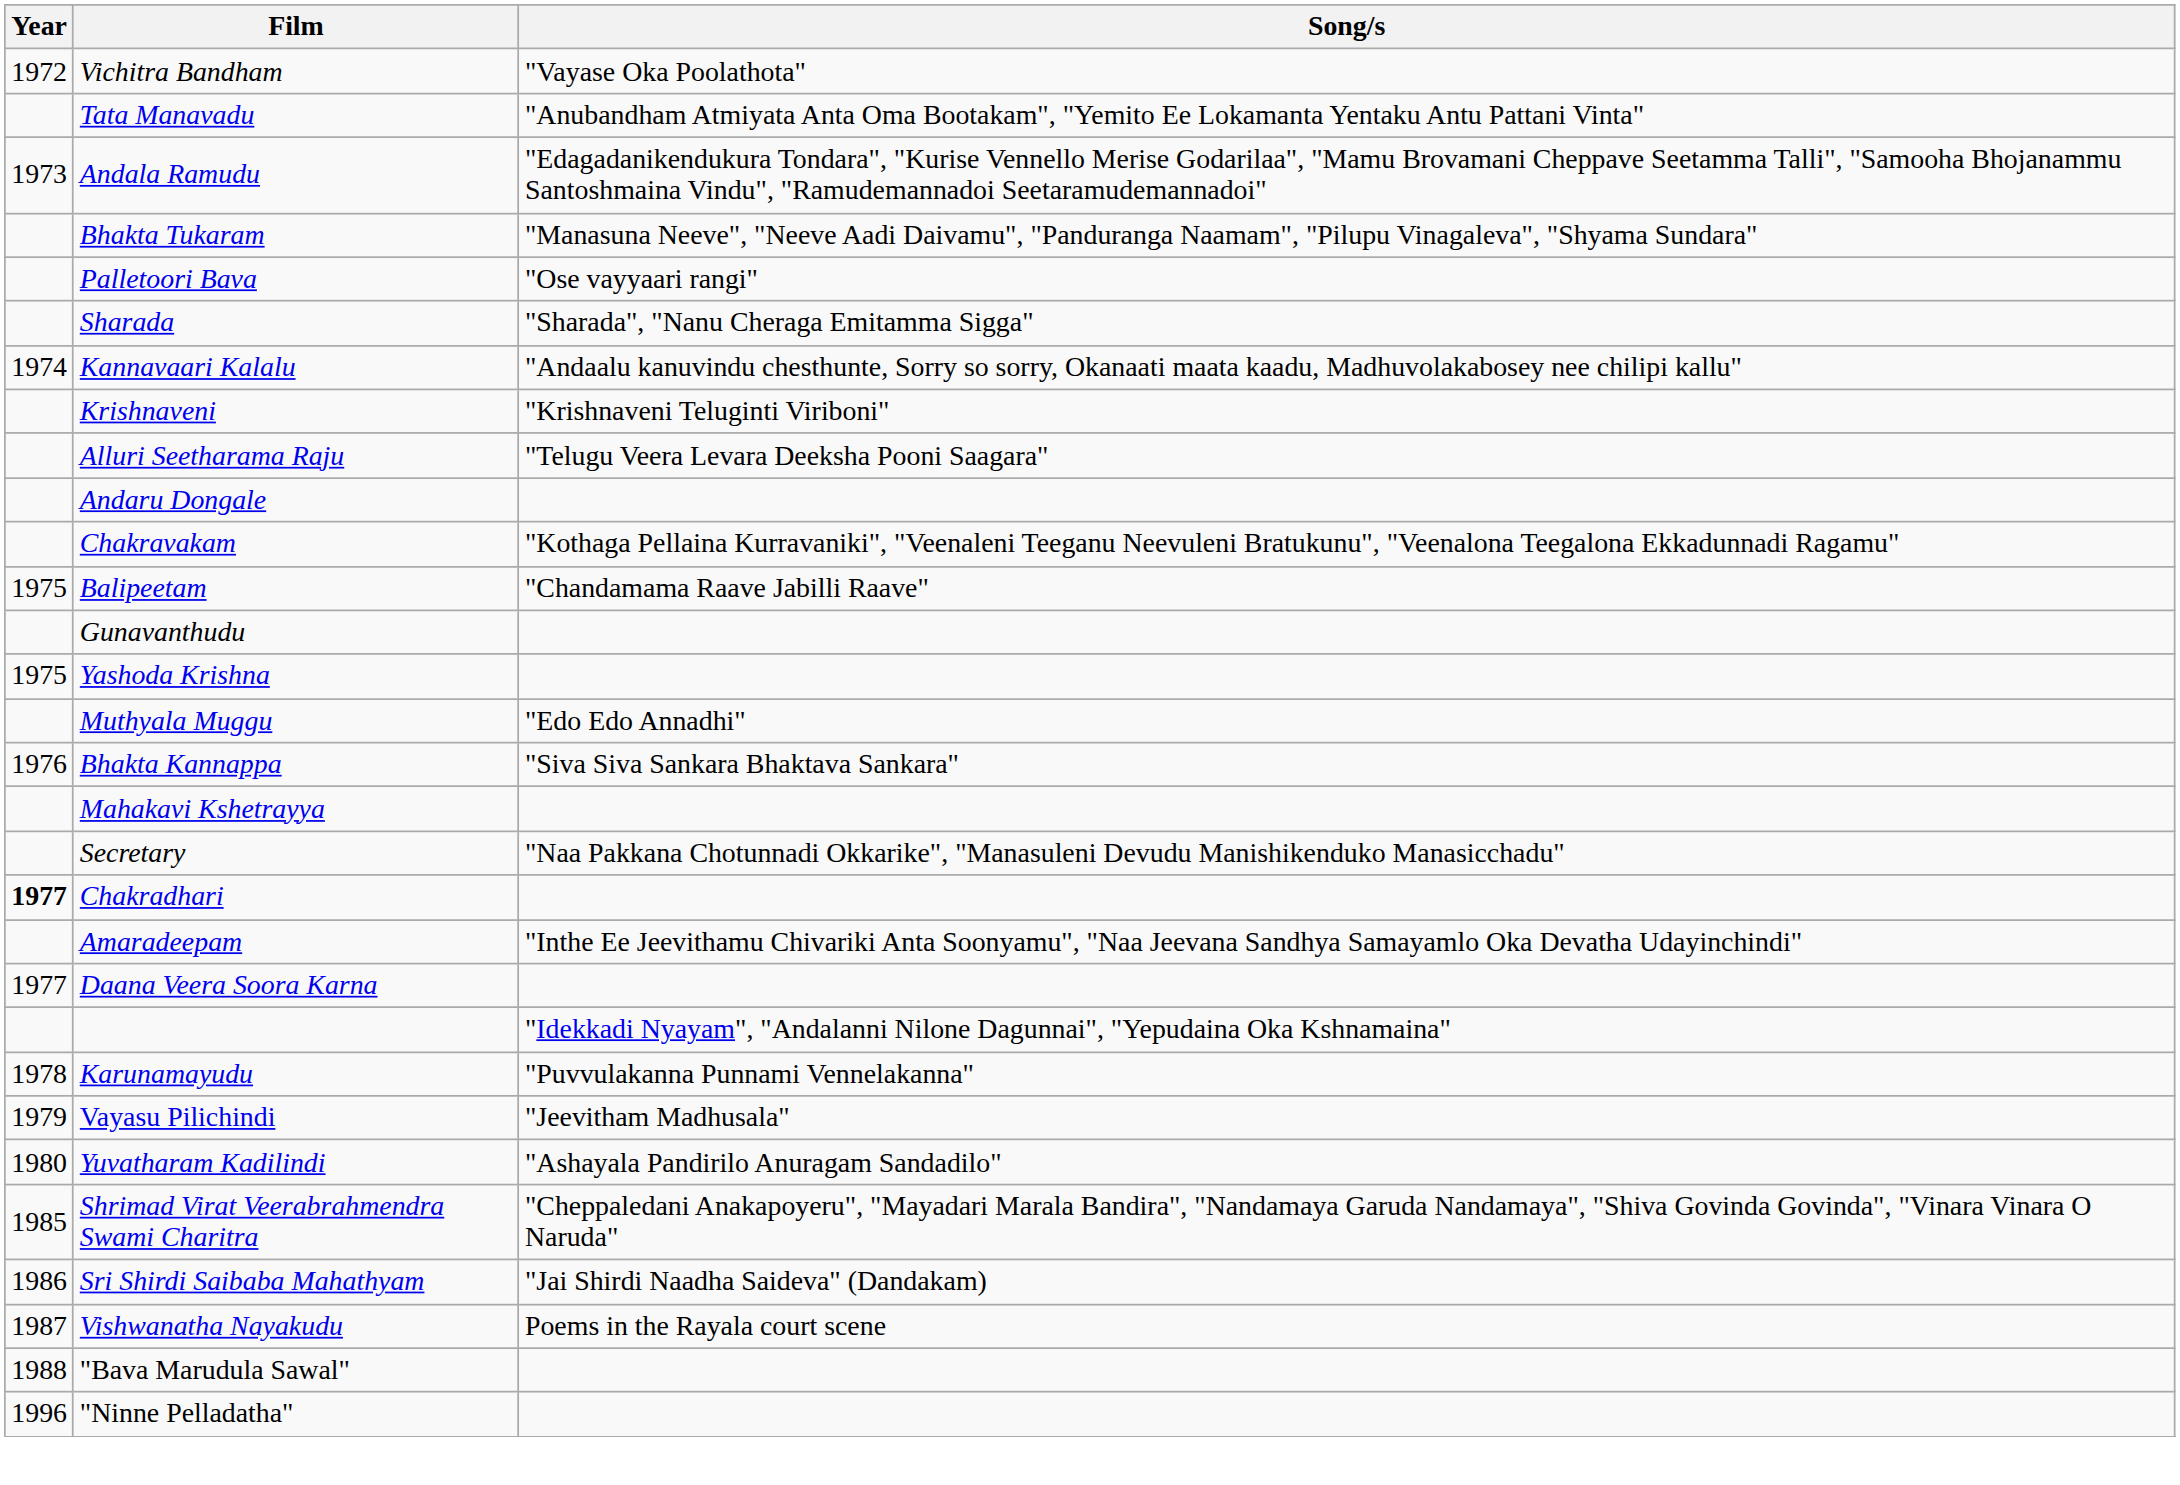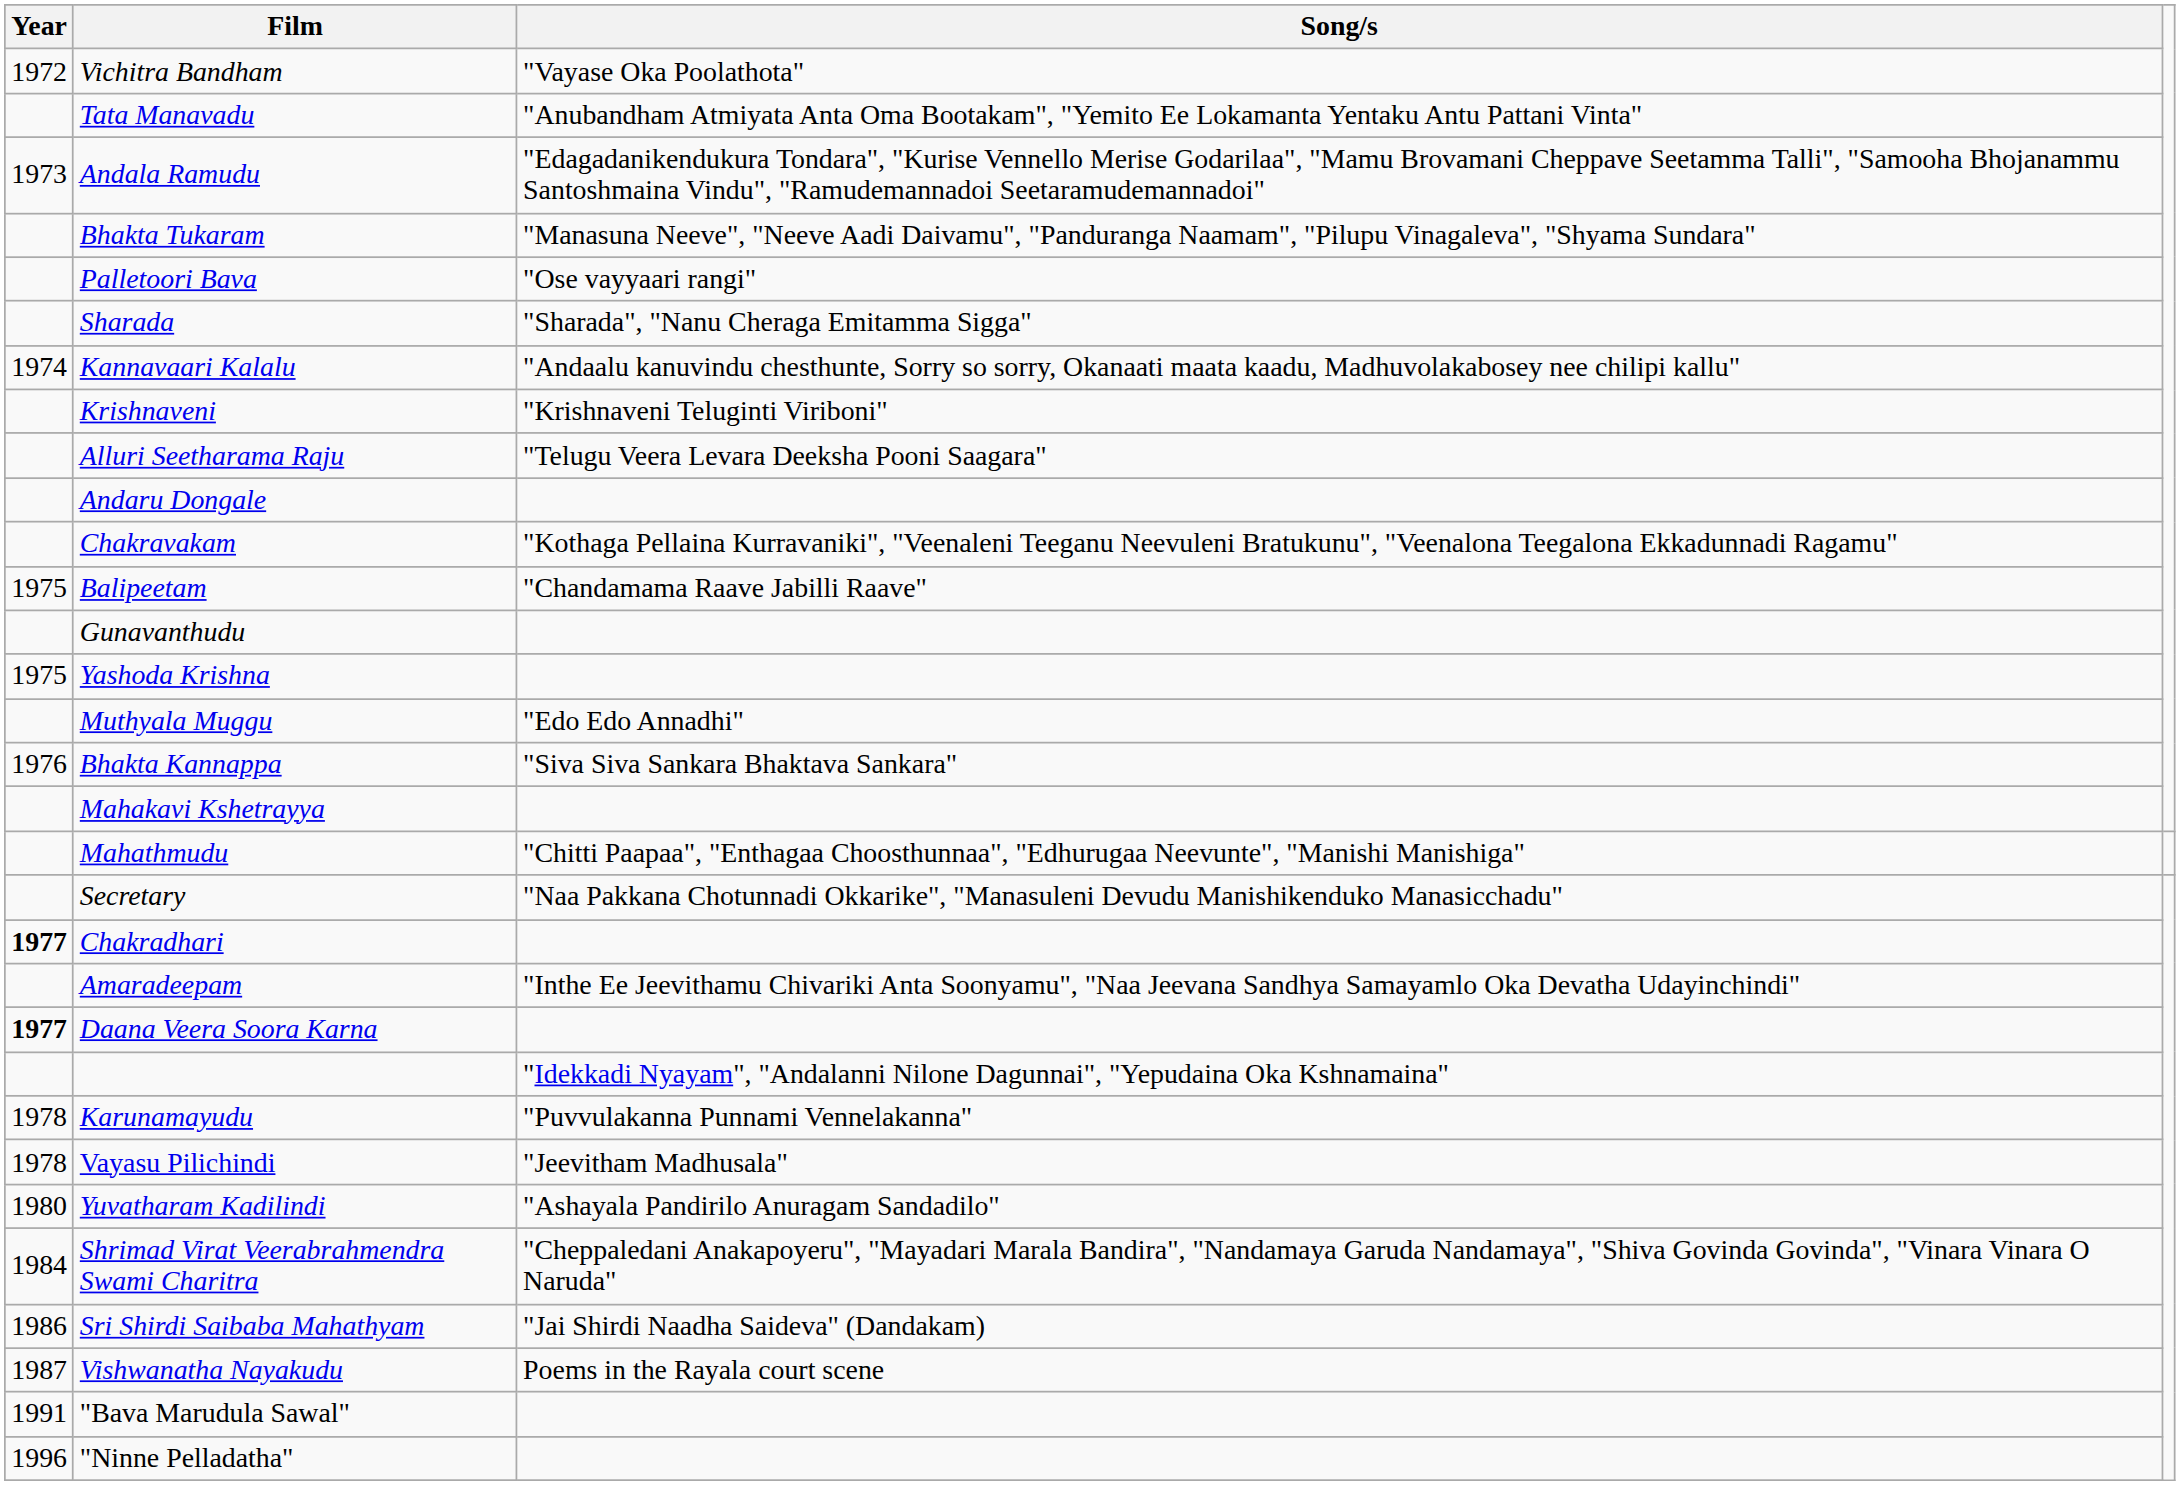+ row: (154, 852)
(39, 985) normal -> (39, 1029) bold
(39, 1117) 1979 -> (39, 1161) 1978
(39, 1221) 1985 -> (39, 1265) 1984
(39, 1369) 1988 -> (39, 1413) 1991
